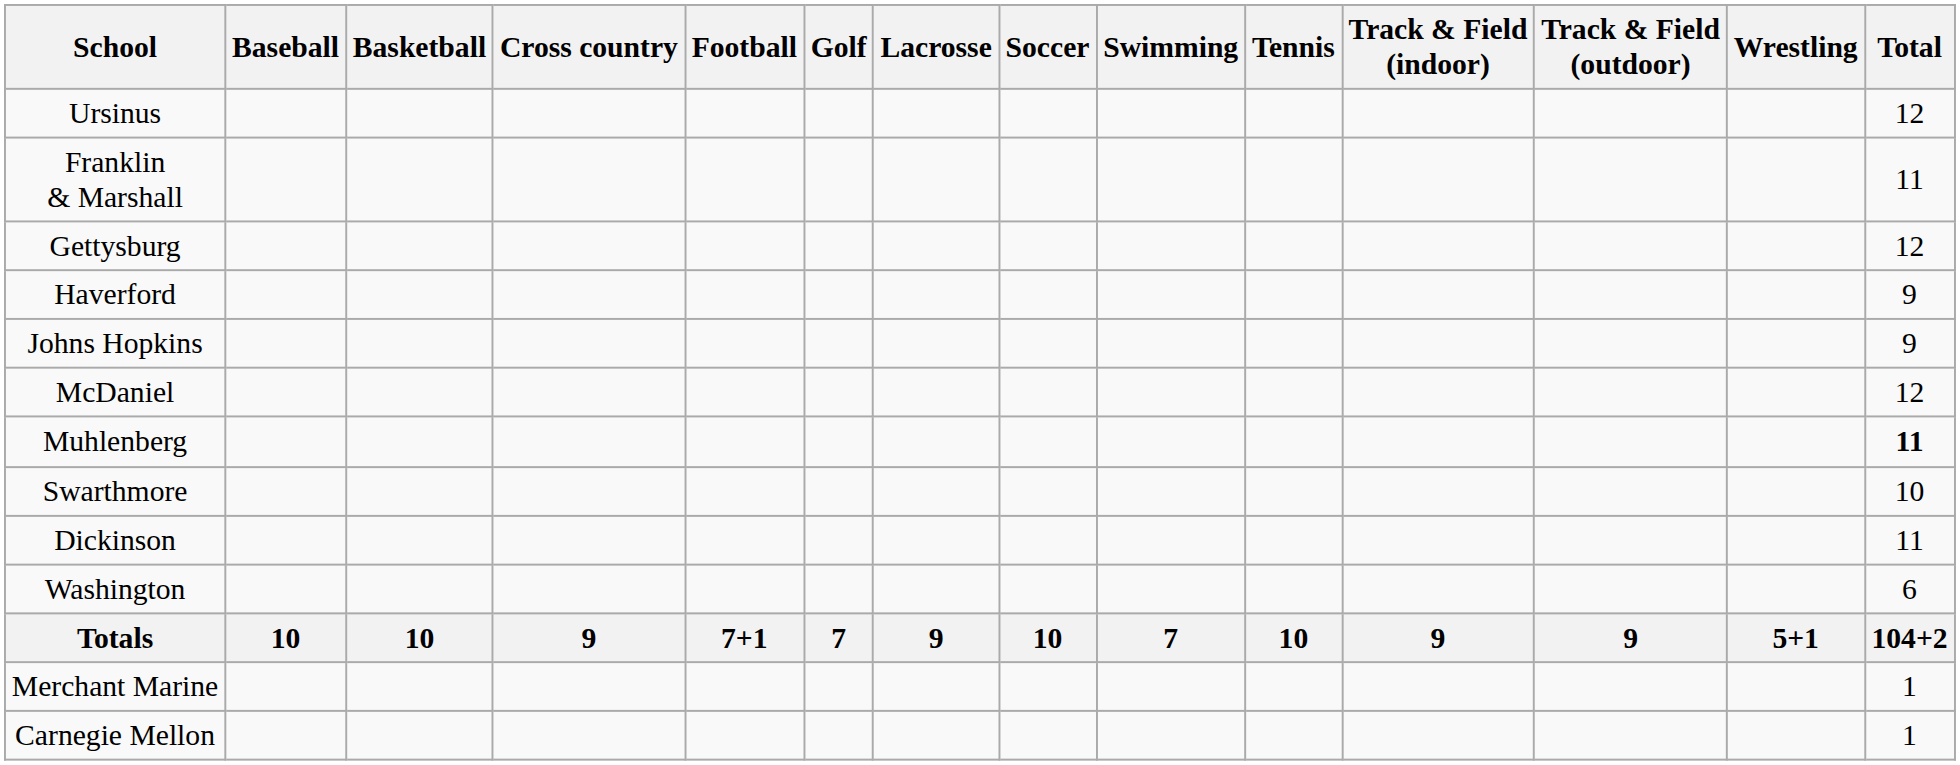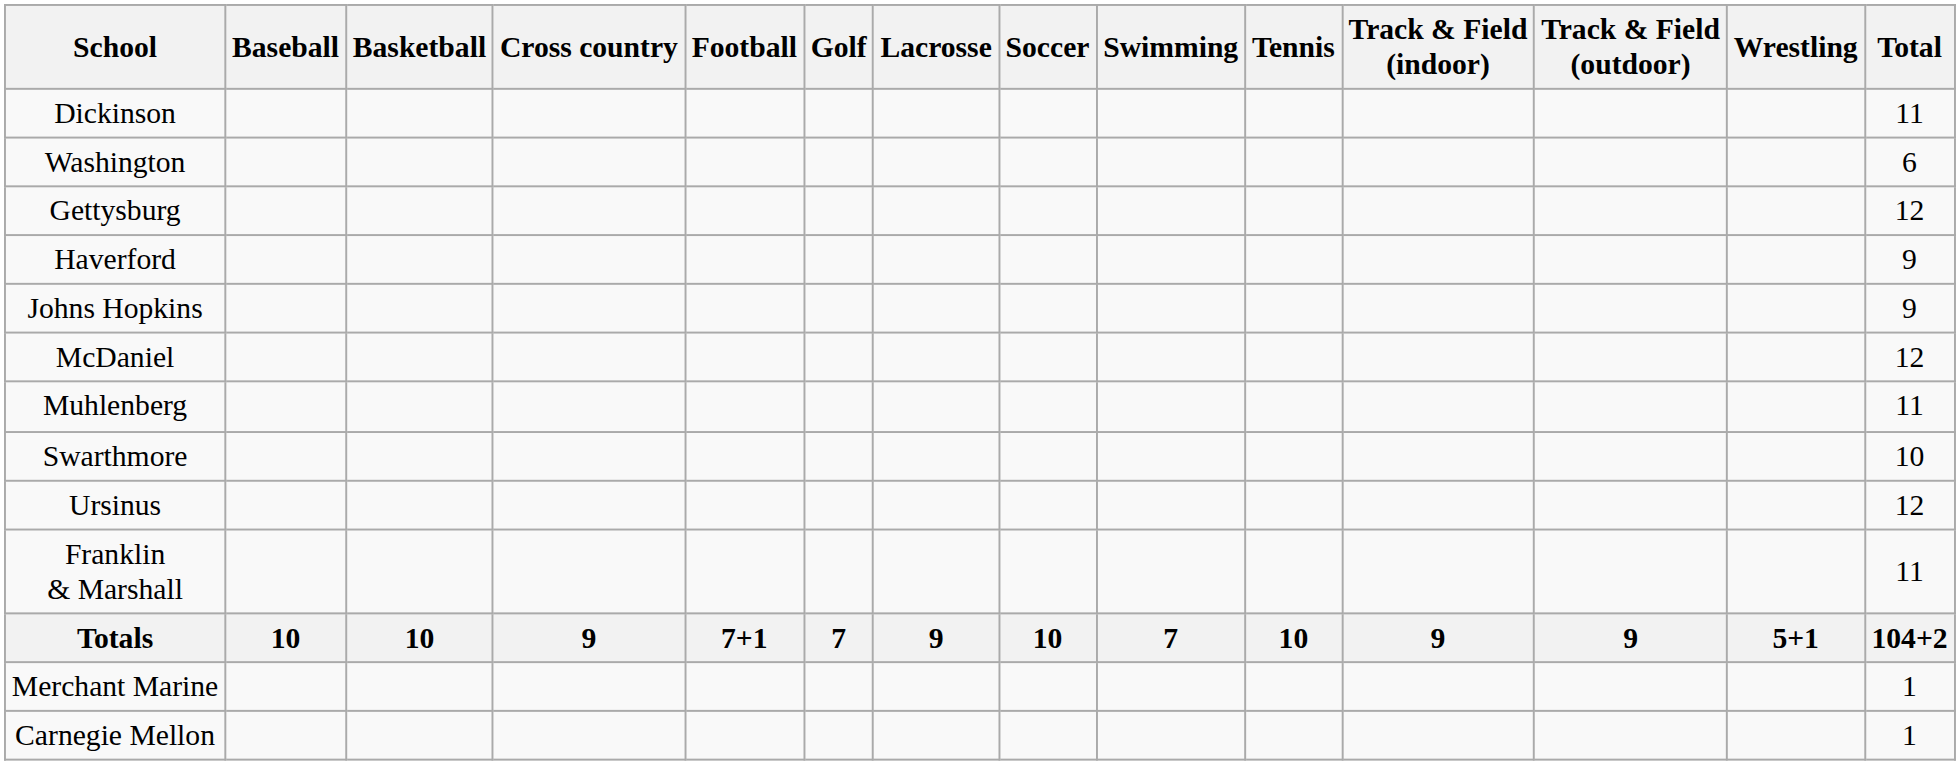rows swapped: (115, 539) <-> (115, 113)
rows swapped: (115, 179) <-> (115, 588)
(1910, 441) bold -> (1910, 406) normal
